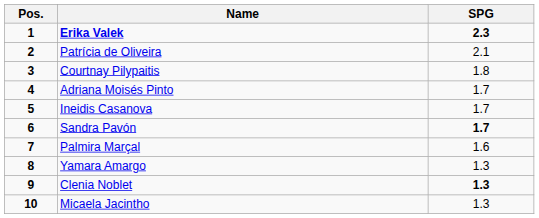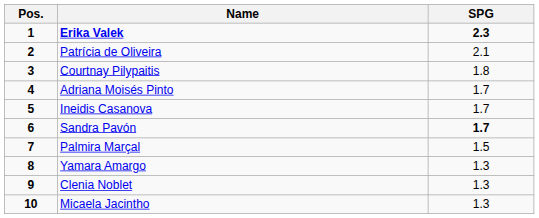(481, 147) 1.6 -> (481, 147) 1.5
(481, 185) bold -> (481, 185) normal
